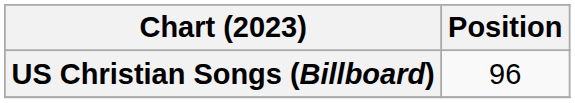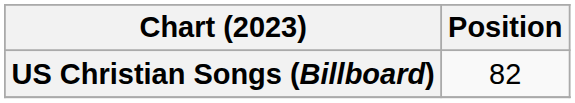(505, 73) 96 -> (505, 73) 82
